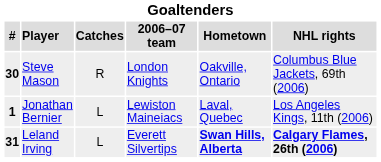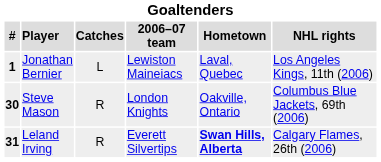rows swapped: (47, 111) <-> (41, 74)
(100, 142) L -> (100, 142) R
(320, 142) bold -> (318, 142) normal
